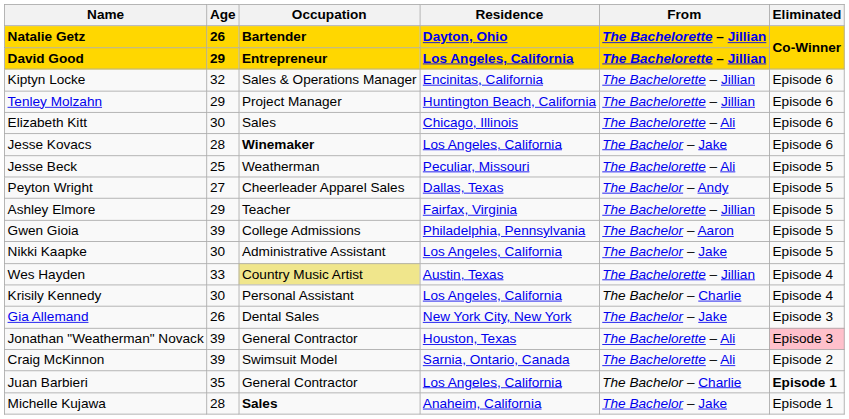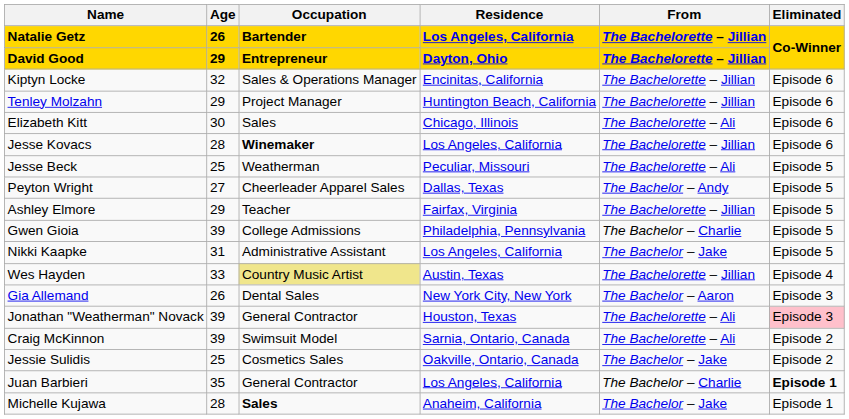(465, 36) Dayton, Ohio -> (498, 36) Los Angeles, California
(498, 58) Los Angeles, California -> (465, 58) Dayton, Ohio
(665, 144) The Bachelor – Jake -> (679, 144) The Bachelorette – Jillian
(668, 230) The Bachelor – Aaron -> (672, 230) The Bachelor – Charlie
(218, 252) 30 -> (218, 252) 31
- row: (54, 295)
(665, 317) The Bachelor – Jake -> (668, 295) The Bachelor – Aaron
+ row: (49, 360)
